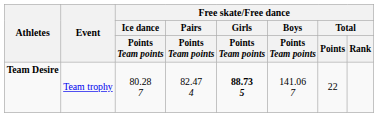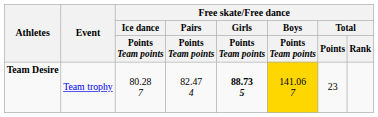(293, 87) no background -> (293, 87) gold background
(333, 87) 22 -> (333, 87) 23
